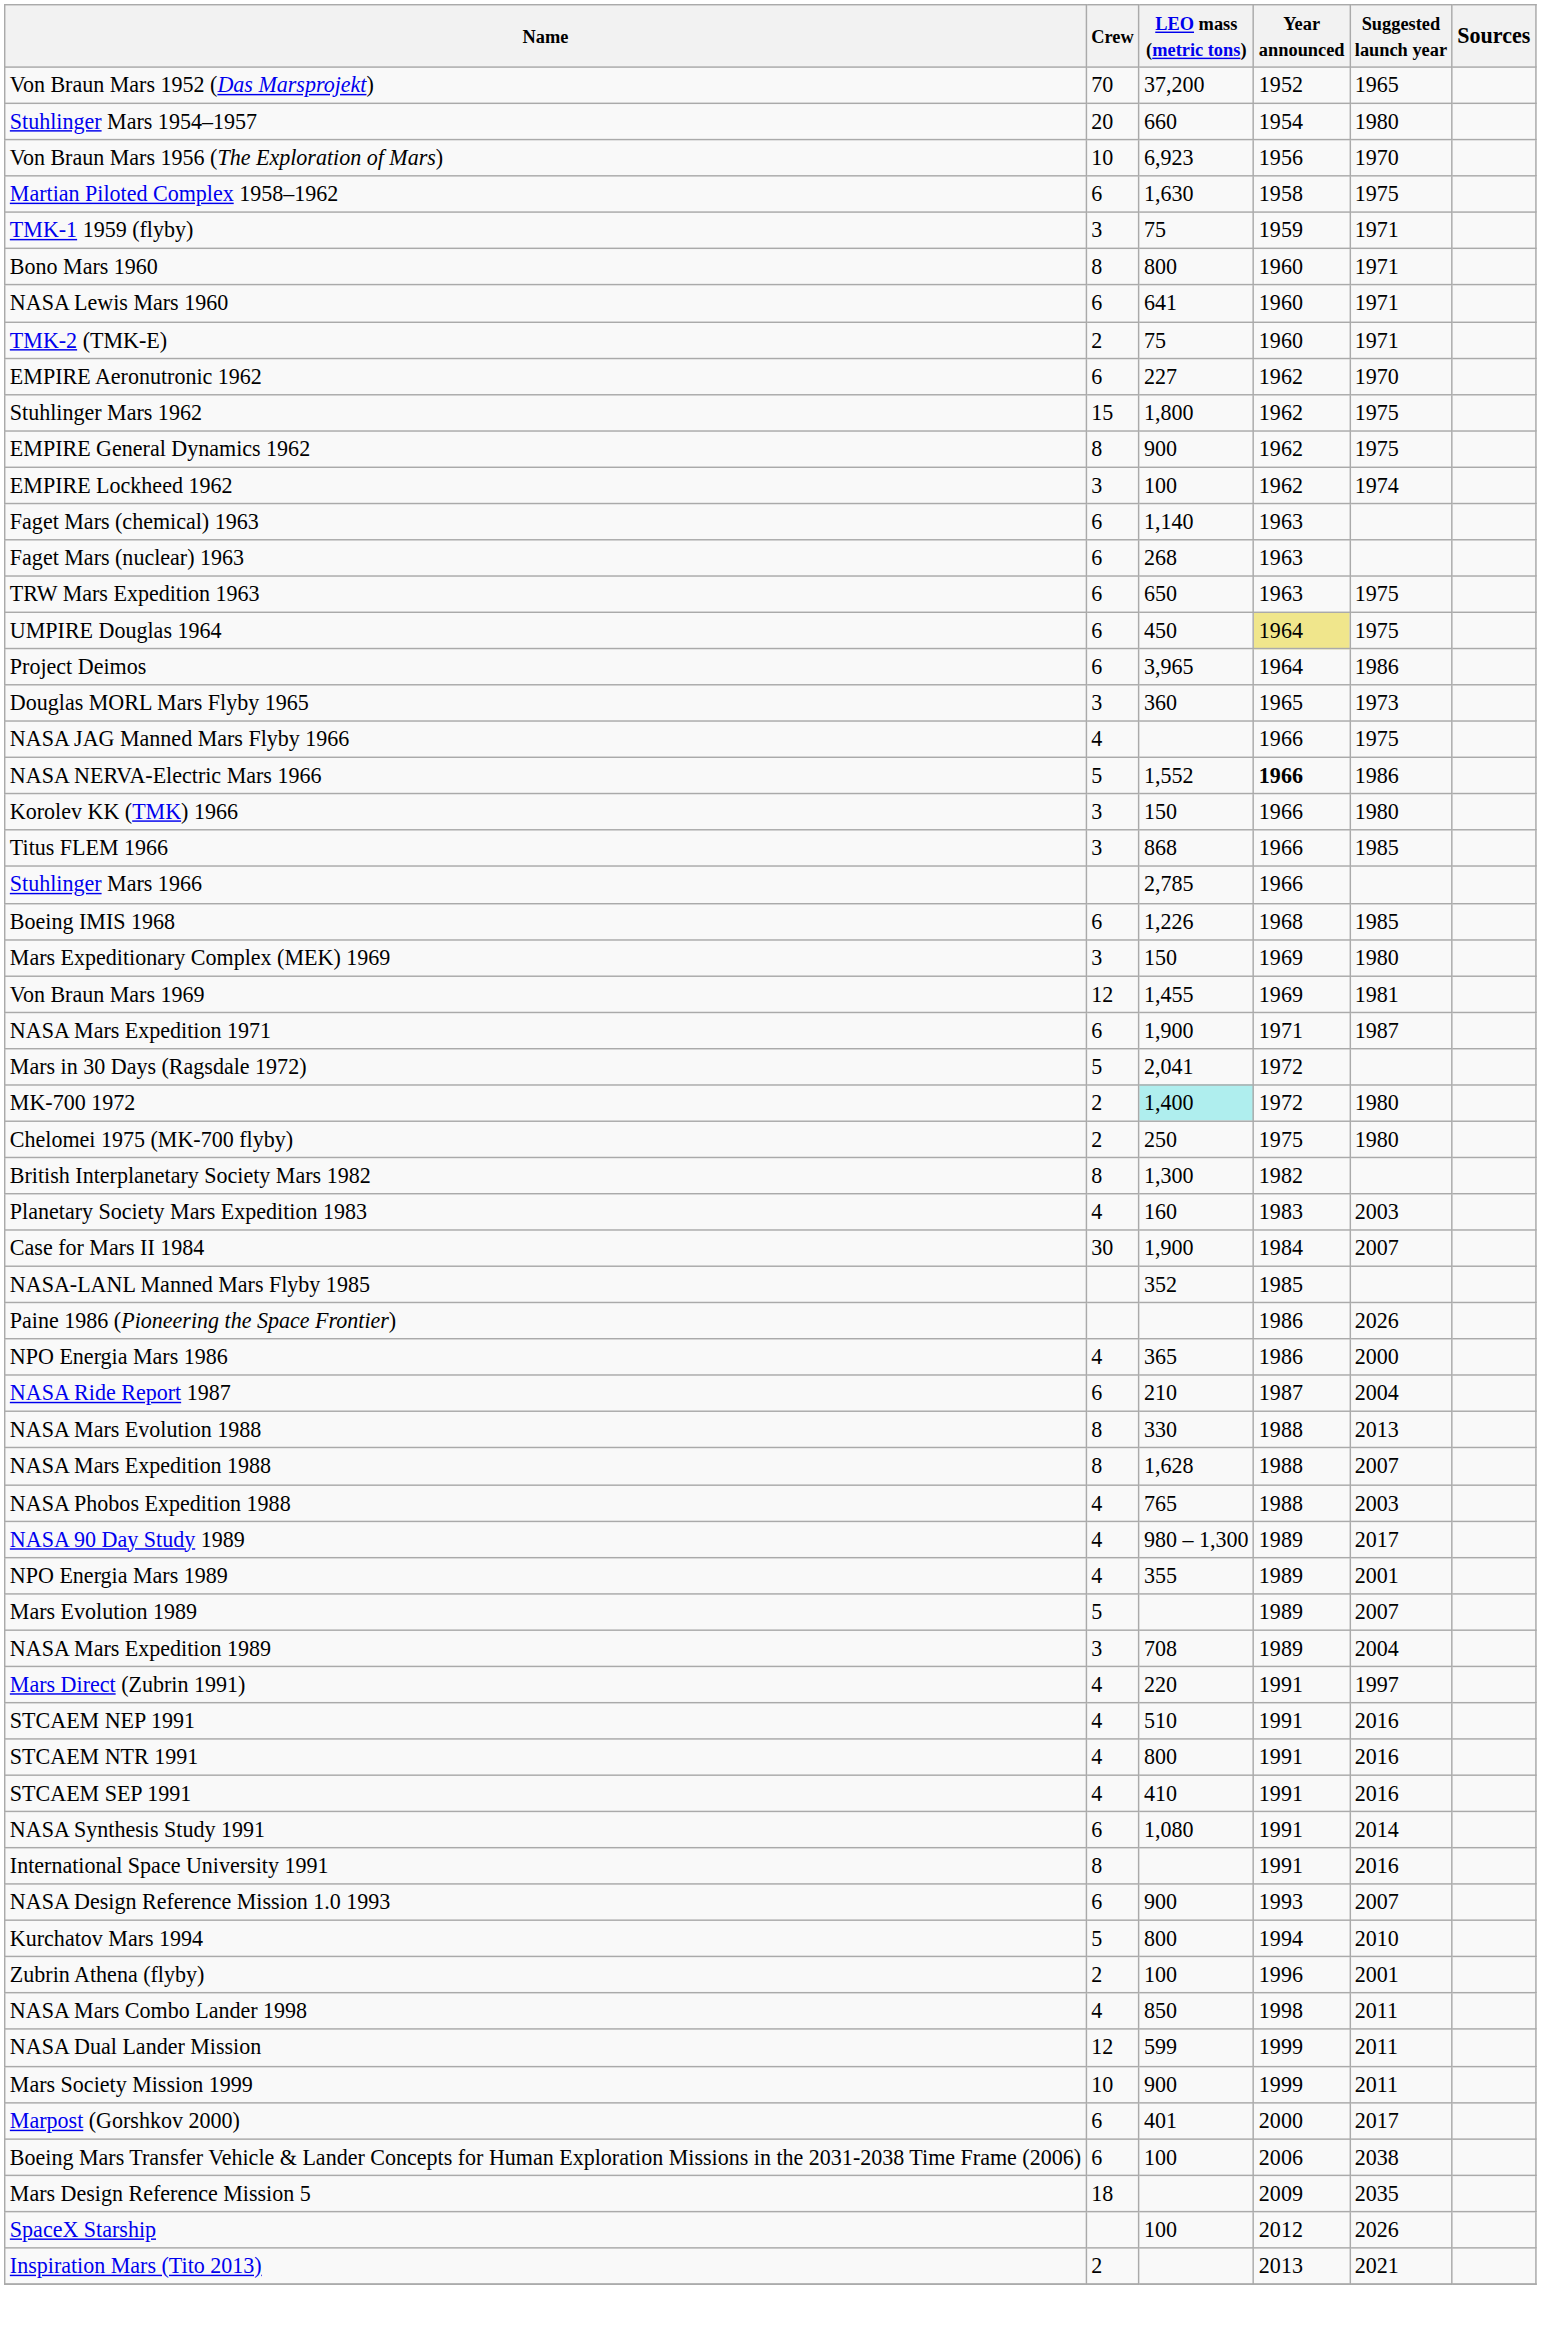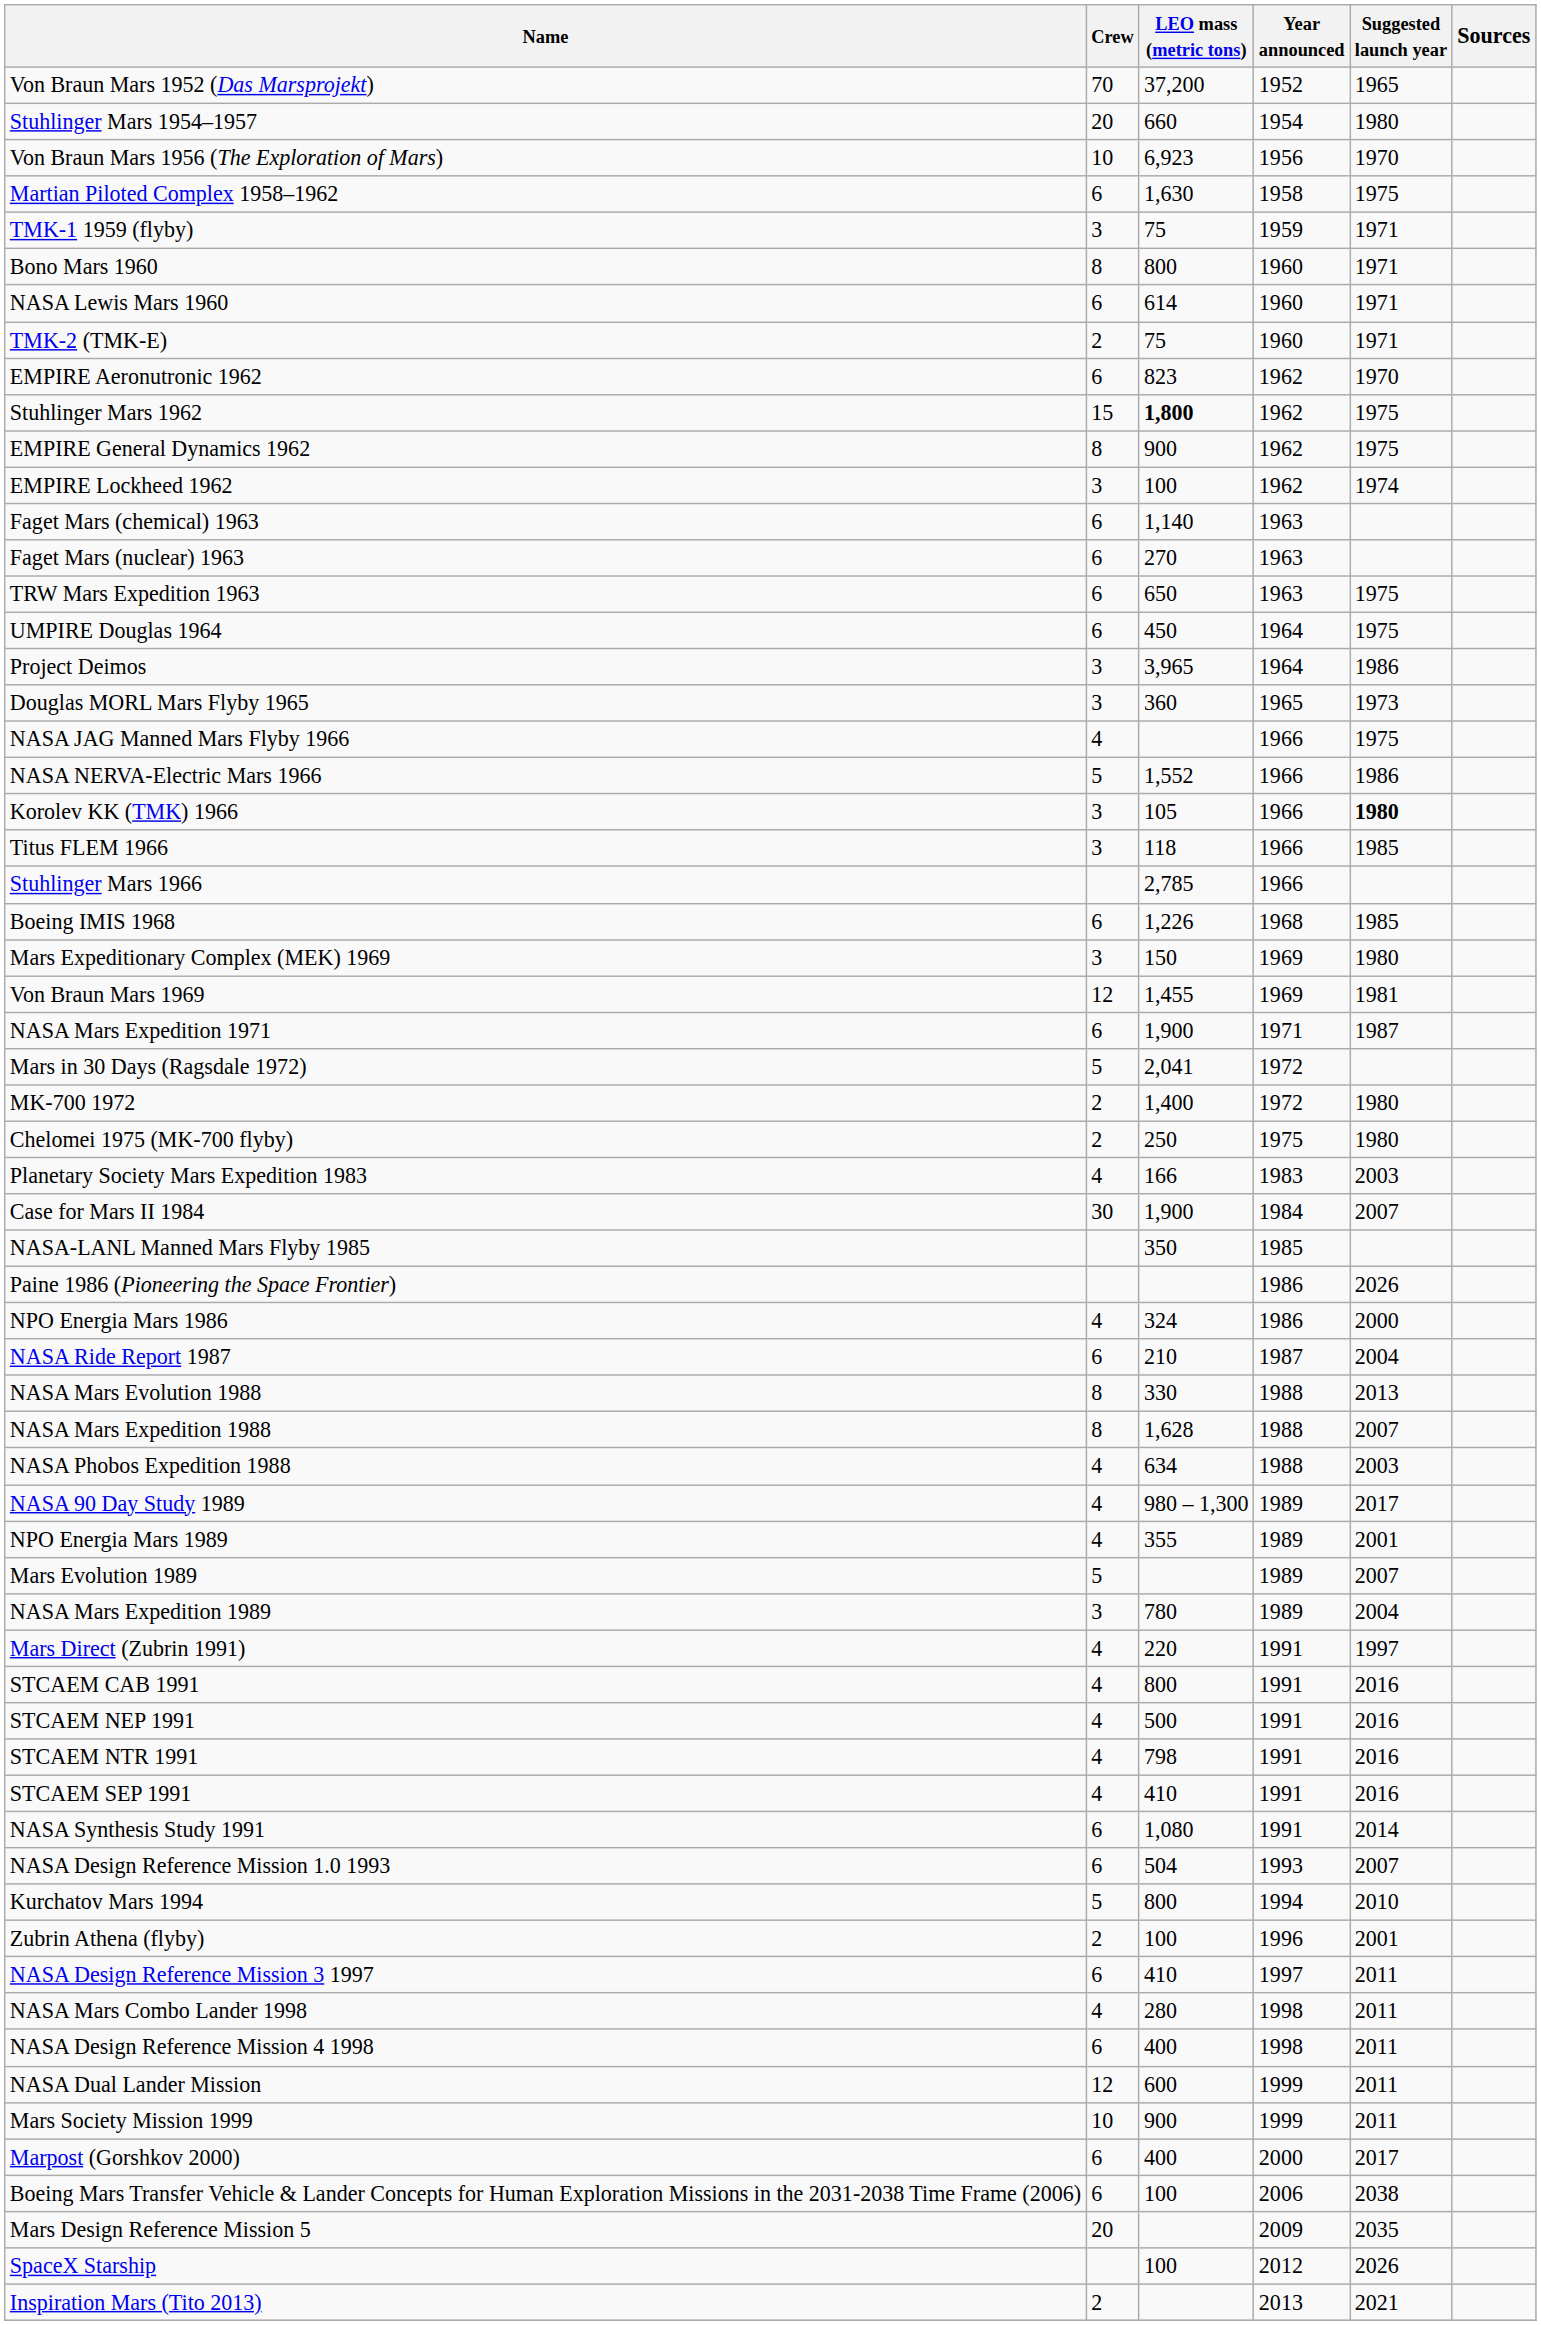(1161, 303) 641 -> (1161, 303) 614
(1161, 376) 227 -> (1161, 376) 823
(1169, 412) normal -> (1169, 412) bold
(1161, 557) 268 -> (1161, 557) 270
(1281, 630) khaki background -> (1281, 630) no background
(1097, 666) 6 -> (1097, 666) 3
(1281, 775) bold -> (1281, 775) normal
(1161, 812) 150 -> (1161, 812) 105
(1377, 812) normal -> (1377, 812) bold
(1161, 848) 868 -> (1160, 848) 118
(1169, 1102) paleturquoise background -> (1169, 1102) no background
- row: (190, 1175)
(1161, 1211) 160 -> (1161, 1175) 166
(1161, 1284) 352 -> (1161, 1248) 350
(1161, 1357) 365 -> (1161, 1320) 324
(1161, 1502) 765 -> (1161, 1466) 634
(1161, 1647) 708 -> (1161, 1611) 780
+ row: (105, 1684)
(1161, 1720) 510 -> (1161, 1720) 500
(1161, 1756) 800 -> (1161, 1756) 798
- row: (169, 1865)
(1161, 1902) 900 -> (1161, 1865) 504
+ row: (192, 1975)
(1161, 2011) 850 -> (1161, 2011) 280
+ row: (192, 2047)
(1161, 2047) 599 -> (1161, 2084) 600
(1161, 2120) 401 -> (1161, 2156) 400
(1102, 2193) 18 -> (1102, 2229) 20
